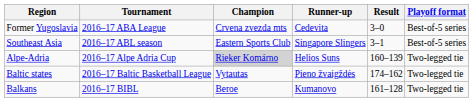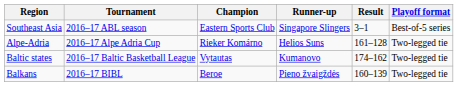- row: (42, 28)
(247, 58) lightgrey background -> (231, 43) no background
(386, 58) 160–139 -> (371, 43) 161–128
(325, 74) Pieno žvaigždės -> (300, 58) Kumanovo
(316, 89) Kumanovo -> (309, 74) Pieno žvaigždės
(386, 89) 161–128 -> (371, 74) 160–139
